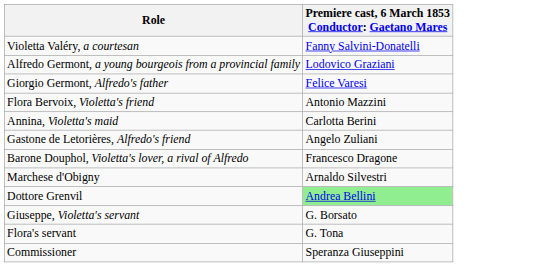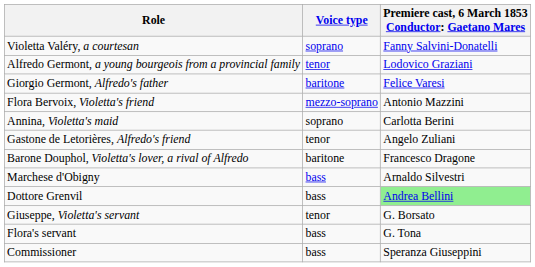+ column: (342, 20)
